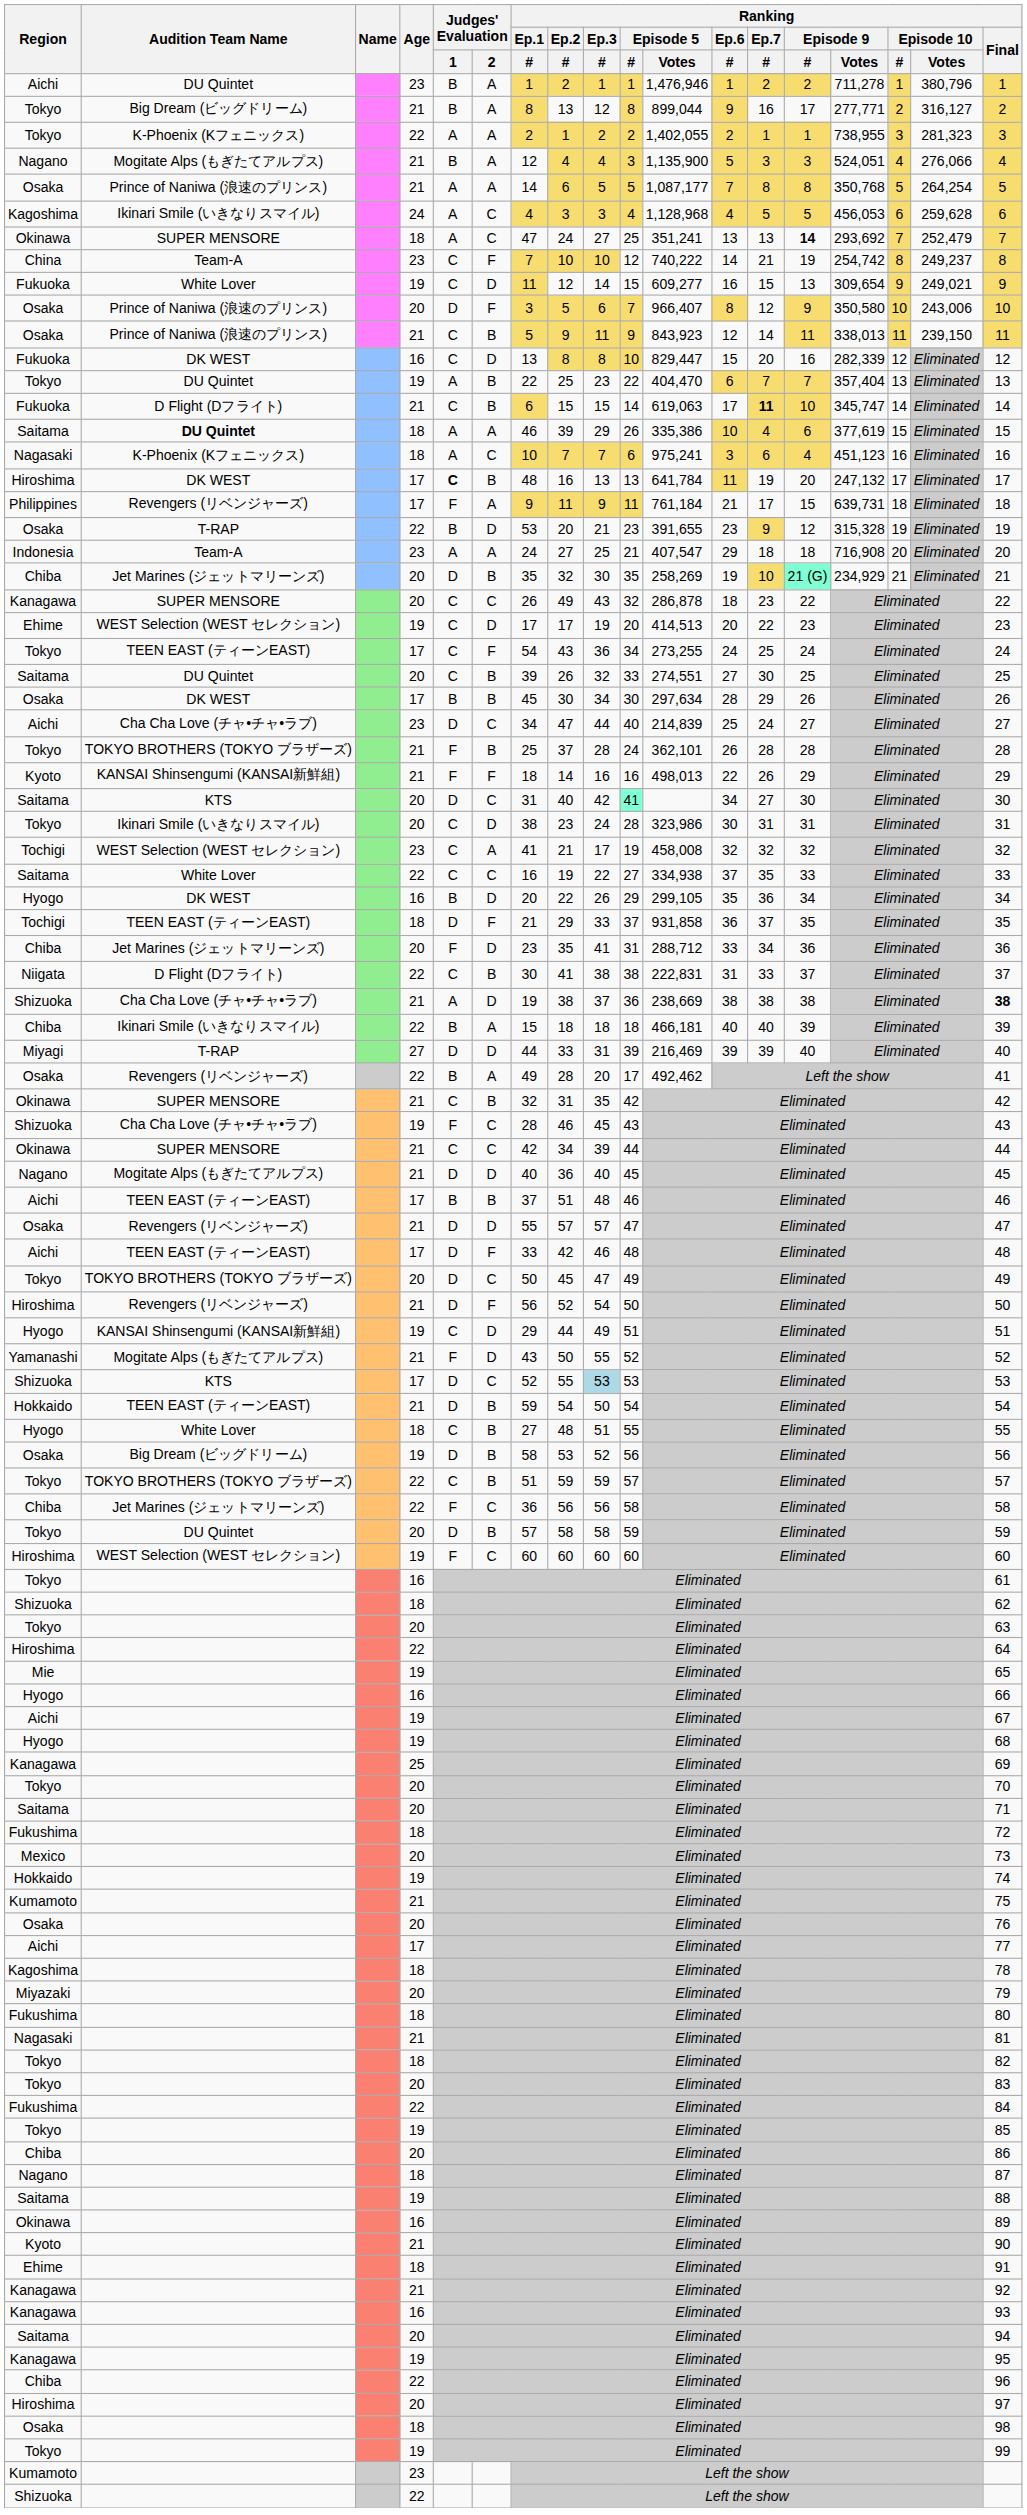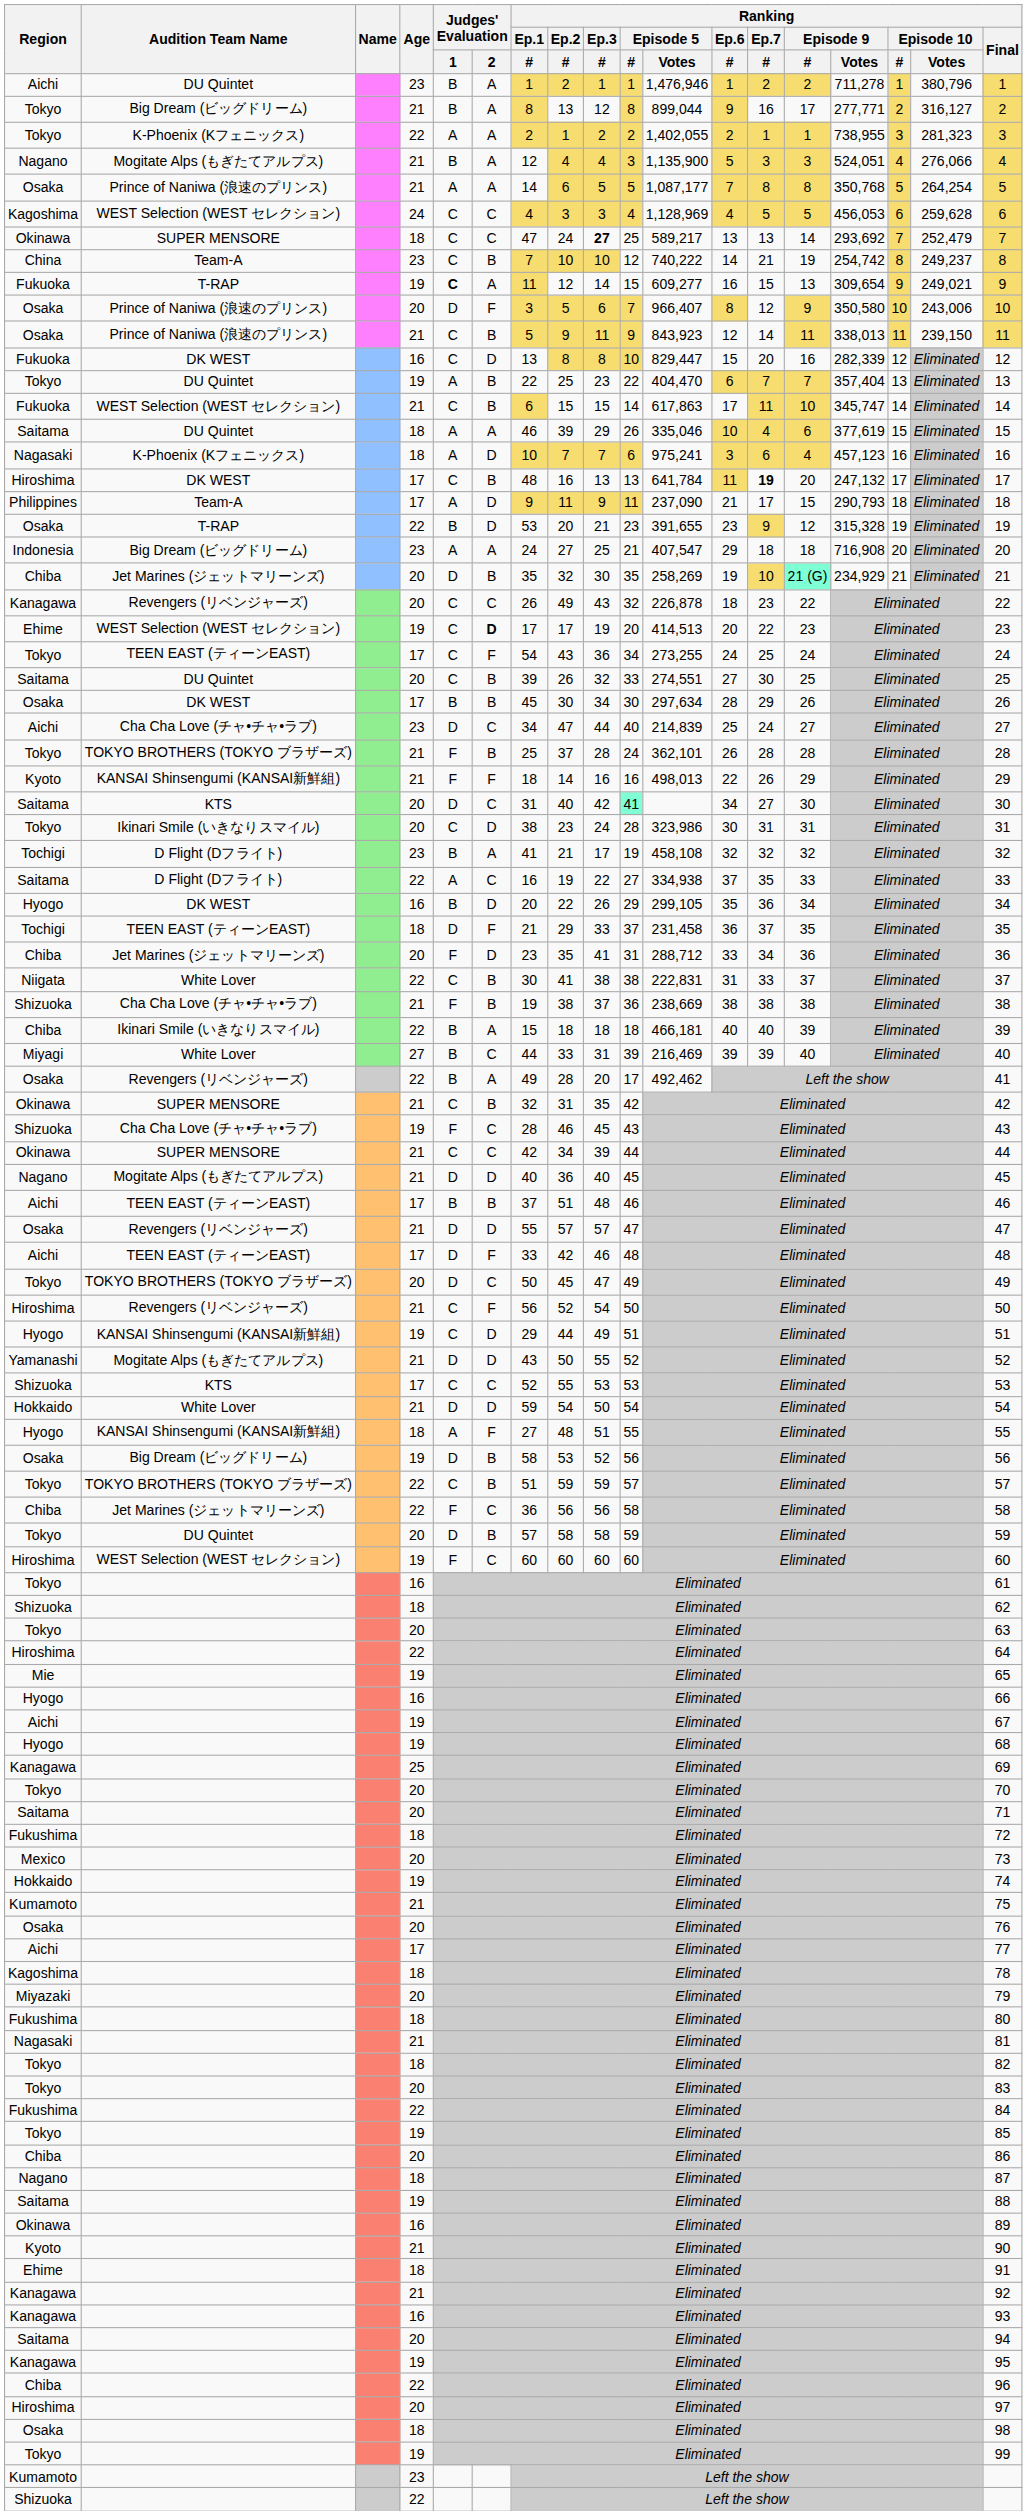(218, 213) Ikinari Smile (いきなりスマイル) -> (218, 213) WEST Selection (WEST セレクション)
(453, 214) A -> (453, 214) C
(677, 214) 1,128,968 -> (677, 214) 1,128,969
(453, 238) A -> (453, 238) C
(602, 238) normal -> (602, 238) bold
(677, 238) 351,241 -> (677, 238) 589,217
(808, 238) bold -> (808, 238) normal
(492, 261) F -> (492, 261) B
(218, 284) White Lover -> (218, 284) T-RAP
(453, 284) normal -> (453, 284) bold
(492, 284) D -> (492, 284) A
(218, 406) D Flight (Dフライト) -> (218, 406) WEST Selection (WEST セレクション)
(677, 406) 619,063 -> (677, 406) 617,863
(766, 406) bold -> (766, 406) normal
(218, 431) bold -> (218, 431) normal
(677, 431) 335,386 -> (677, 431) 335,046
(492, 455) C -> (492, 455) D
(859, 455) 451,123 -> (859, 455) 457,123
(453, 480) bold -> (453, 480) normal
(766, 480) normal -> (766, 480) bold
(218, 504) Revengers (リベンジャーズ) -> (218, 503) Team-A
(453, 504) F -> (453, 503) A
(492, 504) A -> (492, 503) D
(677, 504) 761,184 -> (677, 503) 237,090
(859, 504) 639,731 -> (859, 503) 290,793
(218, 552) Team-A -> (218, 550) Big Dream (ビッグドリーム)
(218, 601) SUPER MENSORE -> (218, 602) Revengers (リベンジャーズ)
(677, 601) 286,878 -> (677, 602) 226,878
(492, 625) normal -> (492, 629) bold
(218, 850) WEST Selection (WEST セレクション) -> (218, 853) D Flight (Dフライト)
(453, 851) C -> (453, 854) B
(677, 851) 458,008 -> (677, 854) 458,108
(218, 875) White Lover -> (218, 880) D Flight (Dフライト)
(453, 875) C -> (453, 880) A
(677, 923) 931,858 -> (677, 929) 231,458
(218, 974) D Flight (Dフライト) -> (218, 980) White Lover
(453, 1001) A -> (453, 1004) F
(492, 1001) D -> (492, 1004) B
(1002, 1001) bold -> (1002, 1004) normal
(218, 1052) T-RAP -> (218, 1055) White Lover
(453, 1052) D -> (453, 1055) B
(492, 1052) D -> (492, 1055) C
(453, 1305) D -> (453, 1308) C
(453, 1357) F -> (453, 1360) D
(453, 1381) D -> (453, 1385) C
(602, 1381) lightblue background -> (602, 1385) no background
(218, 1405) TEEN EAST (ティーンEAST) -> (218, 1408) White Lover
(492, 1406) B -> (492, 1408) D
(218, 1430) White Lover -> (218, 1432) KANSAI Shinsengumi (KANSAI新鮮組)
(453, 1430) C -> (453, 1432) A
(492, 1430) B -> (492, 1432) F
